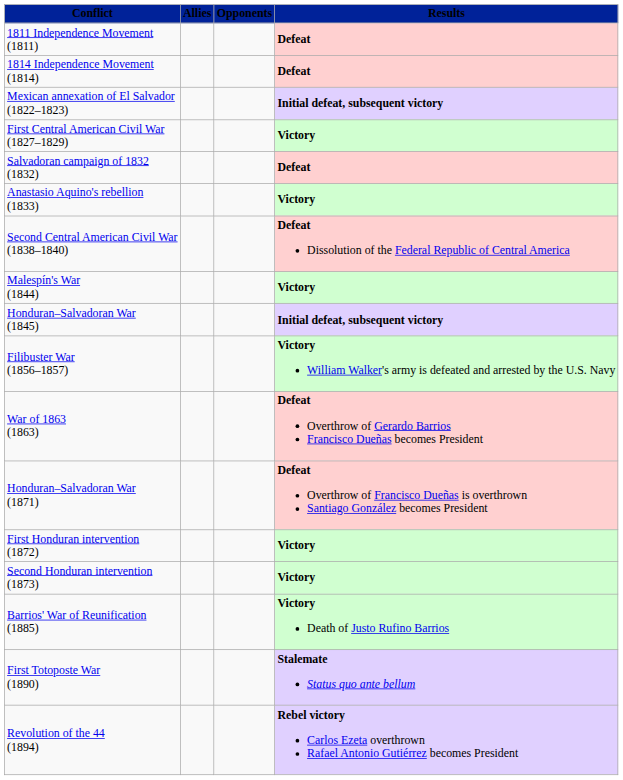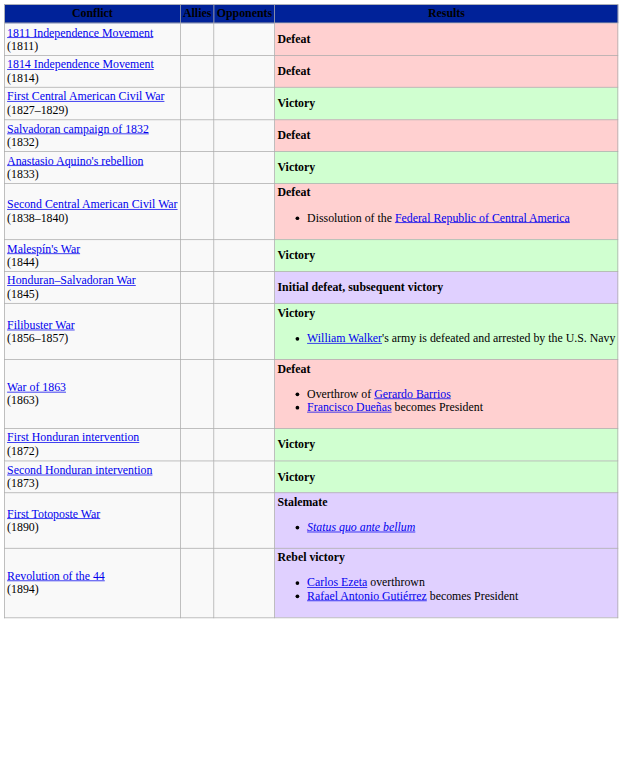- row: (91, 103)
- row: (71, 495)
- row: (77, 621)
